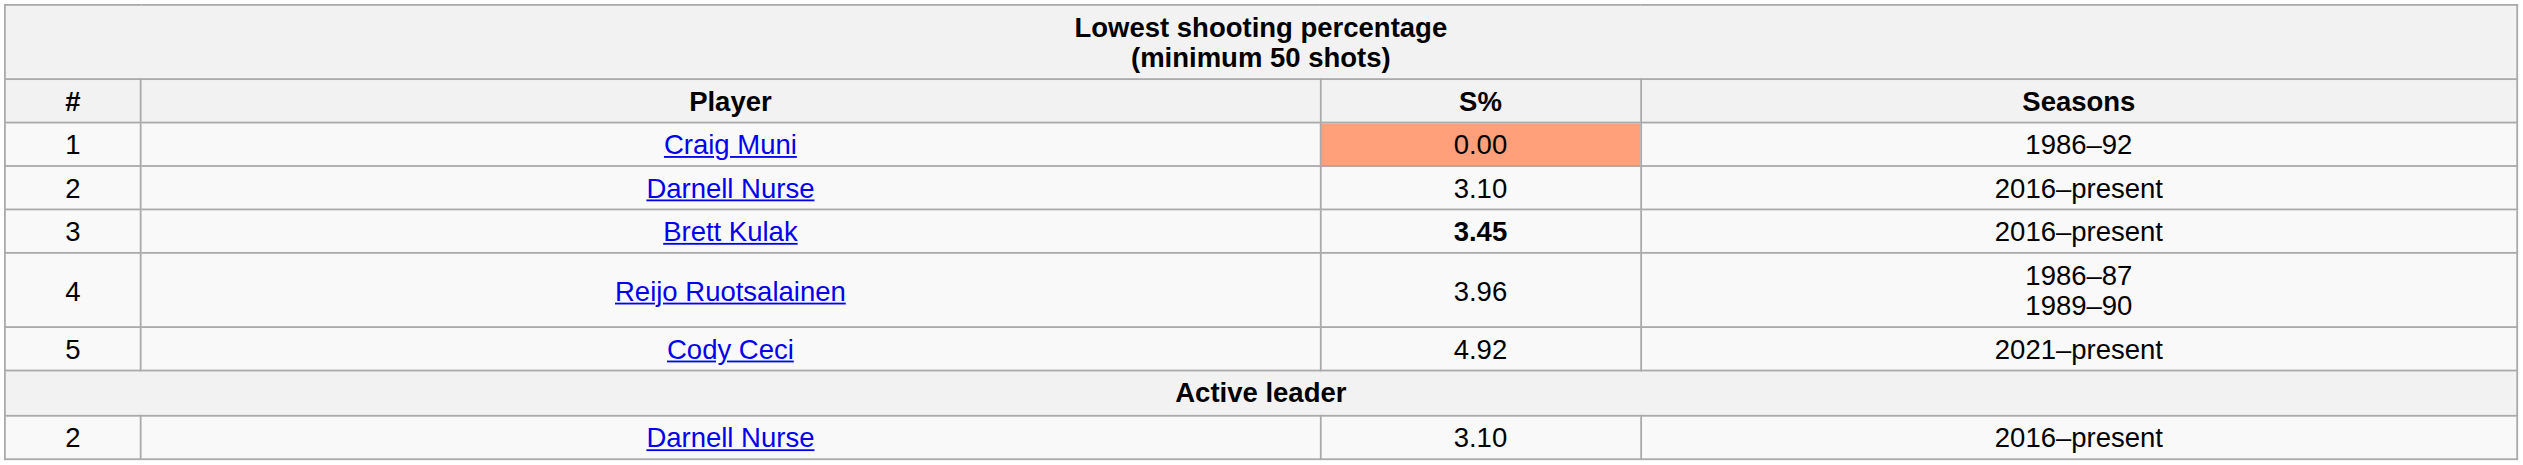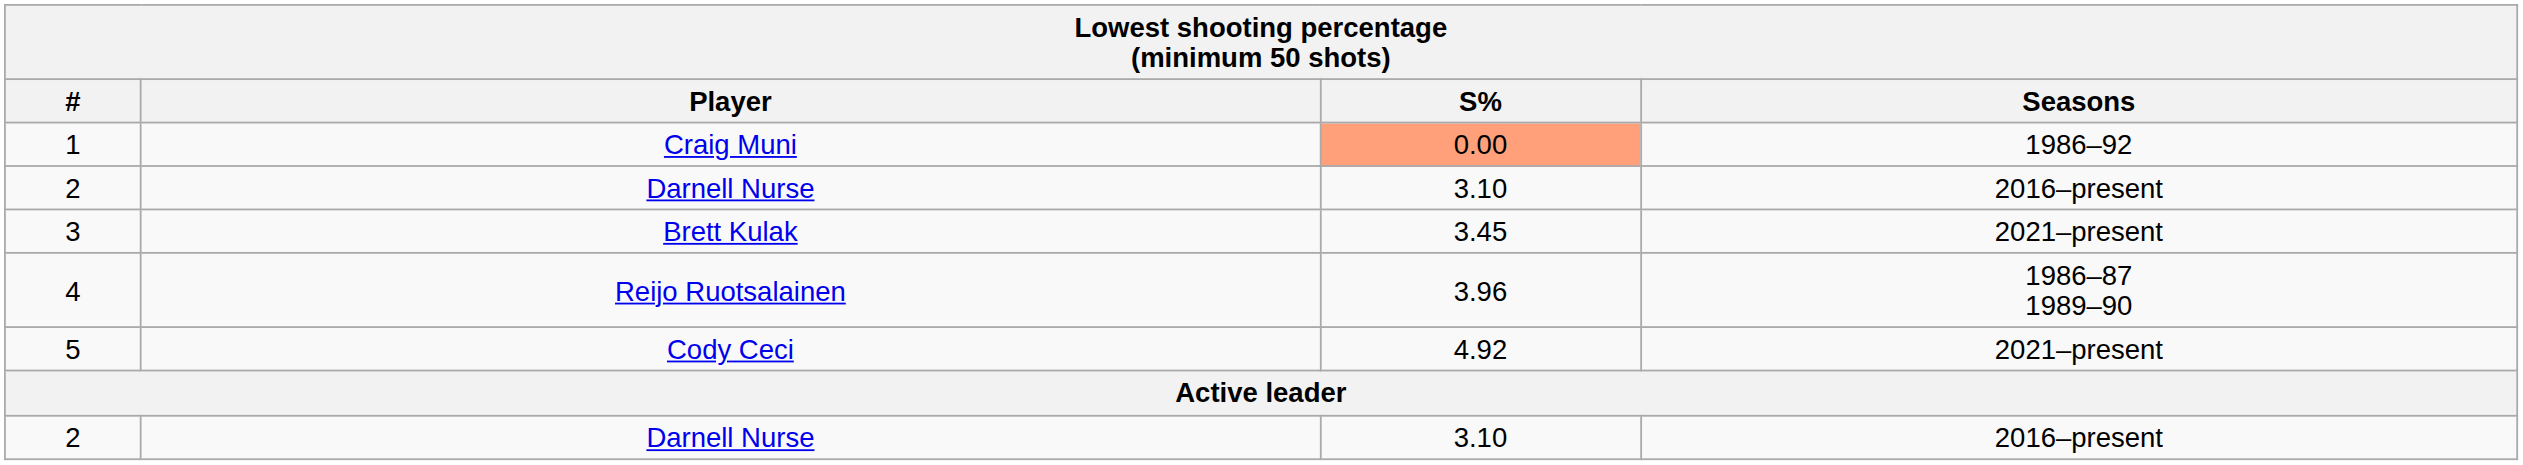(1480, 232) bold -> (1480, 232) normal
(2079, 232) 2016–present -> (2079, 232) 2021–present
